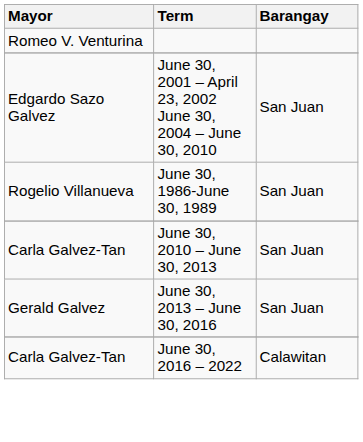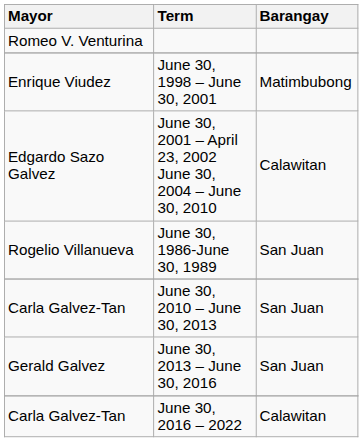+ row: (59, 81)
(292, 107) San Juan -> (293, 165) Calawitan
